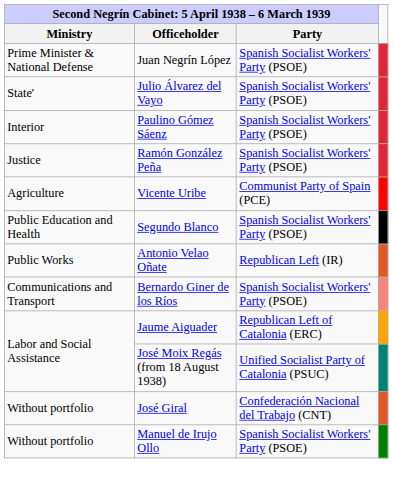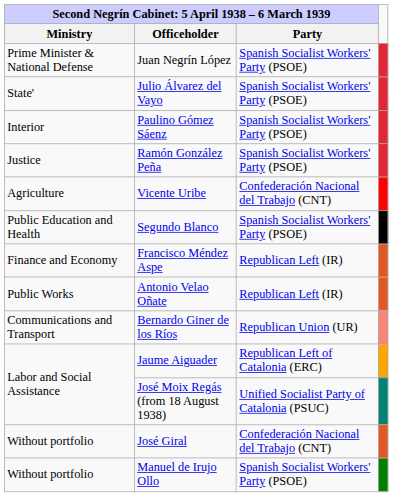(305, 193) Communist Party of Spain (PCE) -> (299, 193) Confederación Nacional del Trabajo (CNT)
+ row: (183, 260)
(305, 294) Spanish Socialist Workers' Party (PSOE) -> (299, 327) Republican Union (UR)
